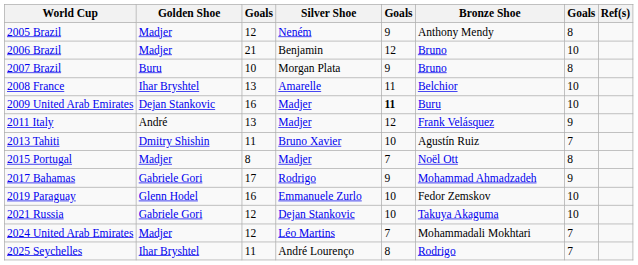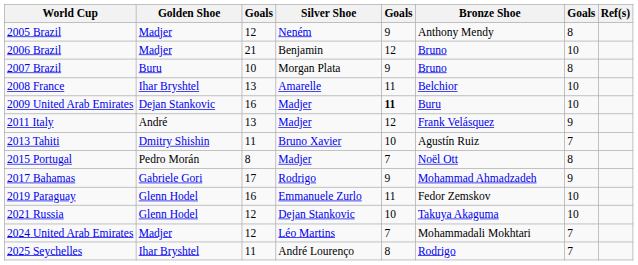(155, 159) Madjer -> (169, 159) Pedro Morán
(390, 196) 10 -> (390, 196) 11
(171, 214) Gabriele Gori -> (168, 214) Glenn Hodel
